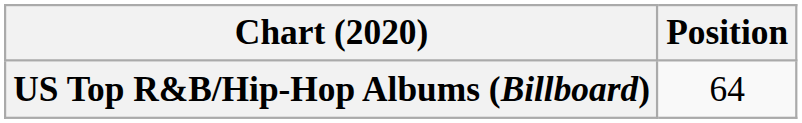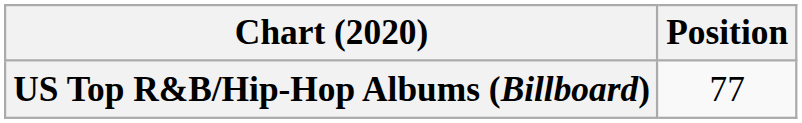(727, 88) 64 -> (727, 88) 77
